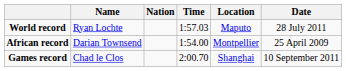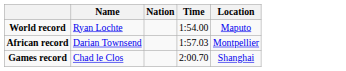- column: (301, 12)
(194, 27) 1:57.03 -> (194, 27) 1:54.00
(194, 43) 1:54.00 -> (194, 43) 1:57.03
